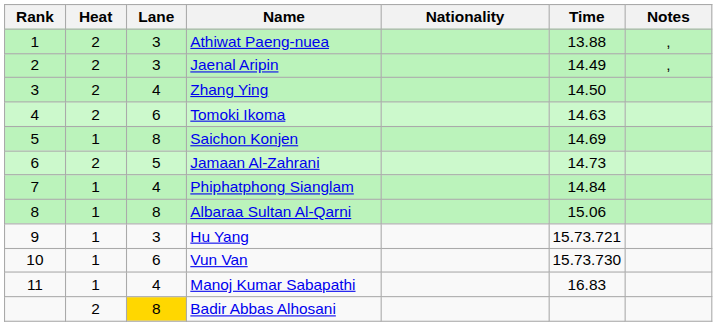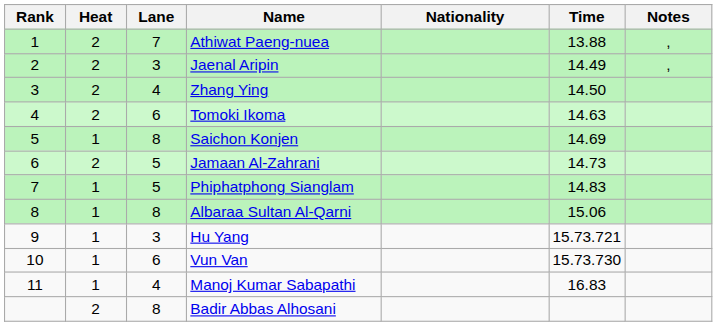(156, 41) 3 -> (156, 41) 7
(156, 187) 4 -> (156, 187) 5
(587, 187) 14.84 -> (587, 187) 14.83
(156, 309) gold background -> (156, 309) no background
